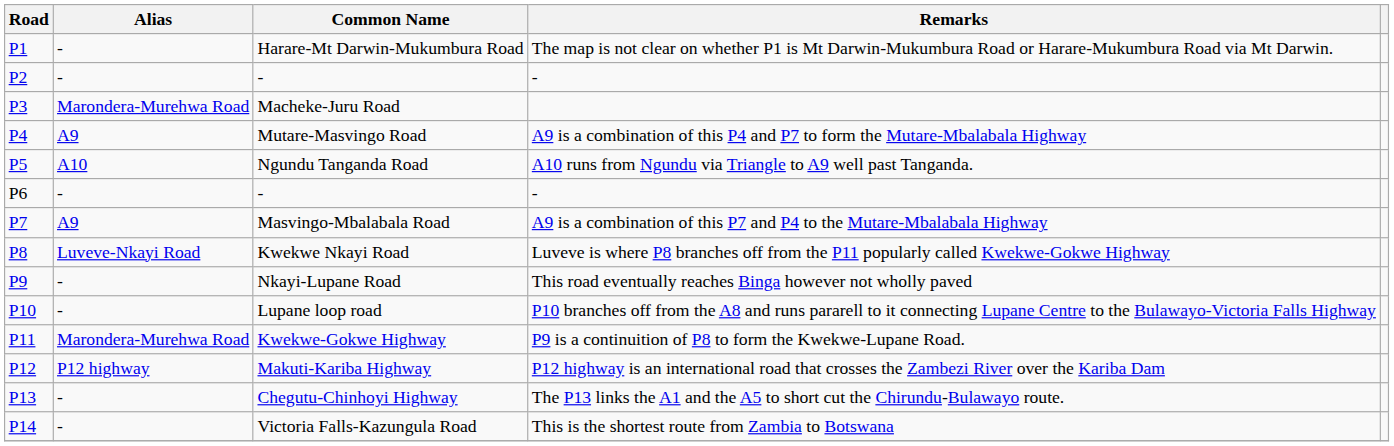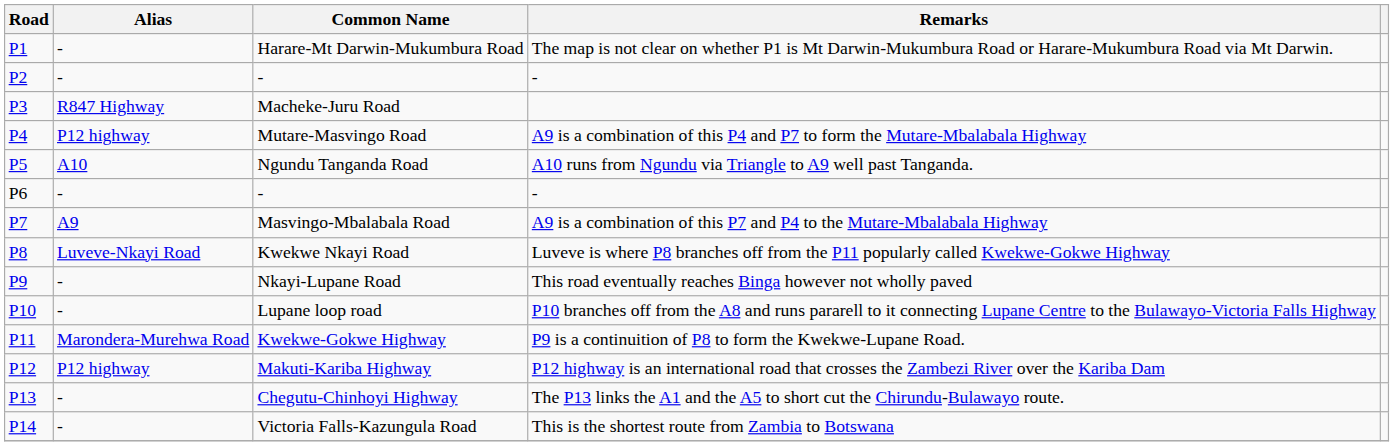(153, 106) Marondera-Murehwa Road -> (111, 106) R847 Highway
(68, 135) A9 -> (103, 135) P12 highway
